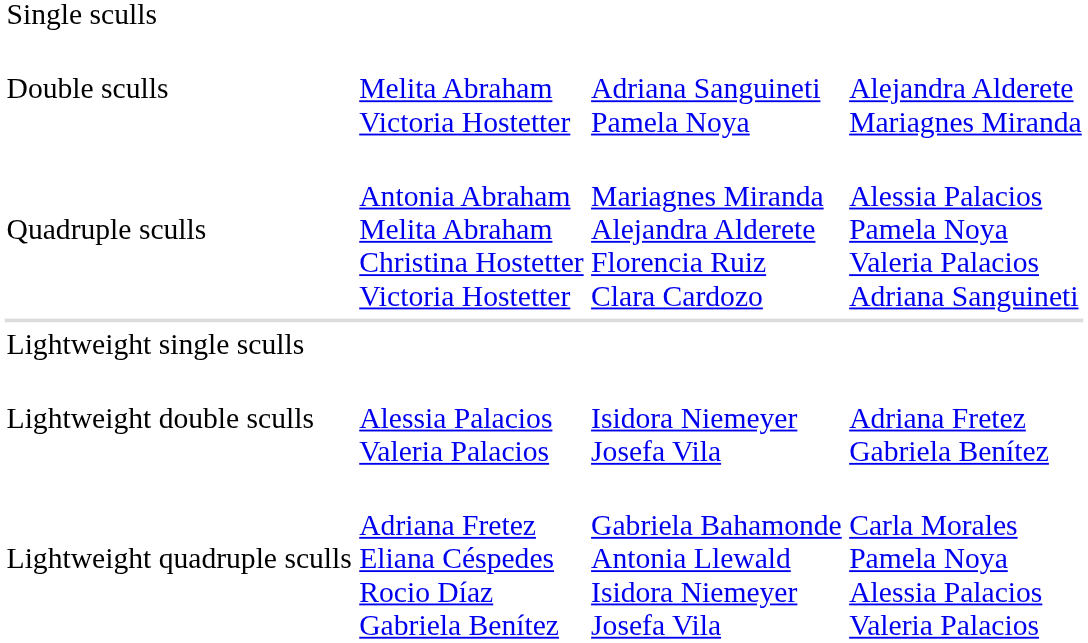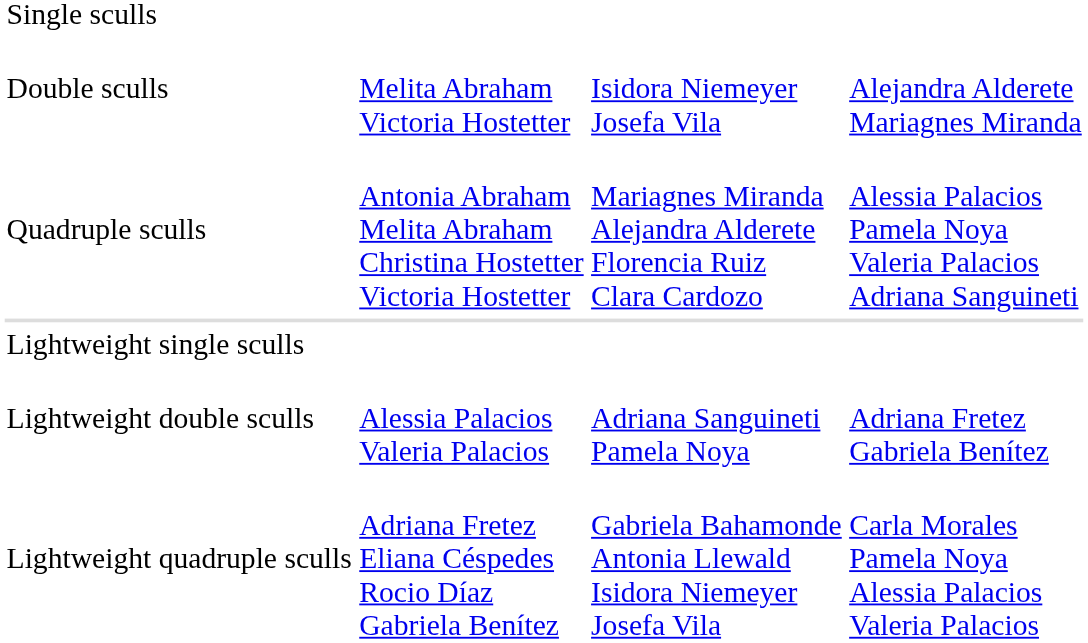(706, 105) Adriana Sanguineti Pamela Noya -> (694, 105) Isidora Niemeyer Josefa Vila
(694, 434) Isidora Niemeyer Josefa Vila -> (706, 434) Adriana Sanguineti Pamela Noya
